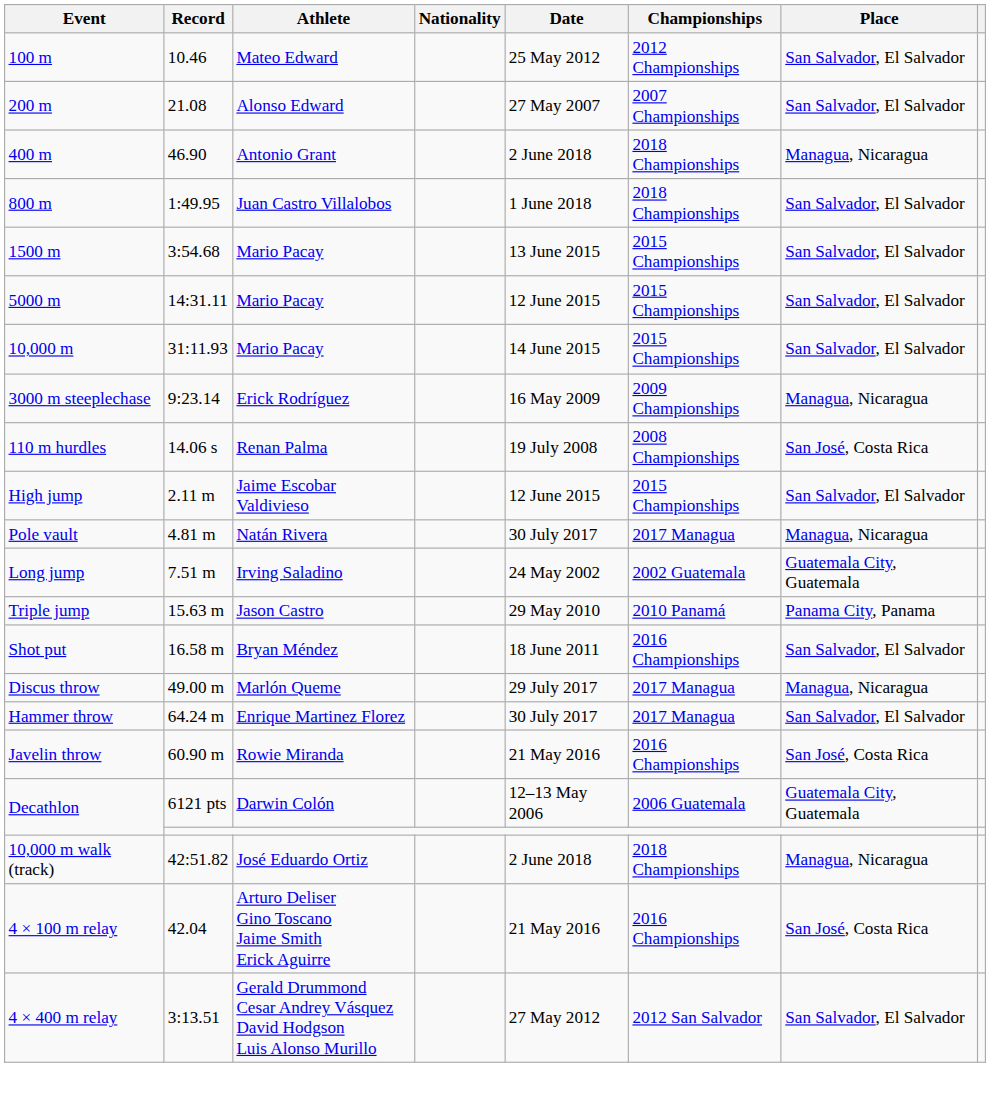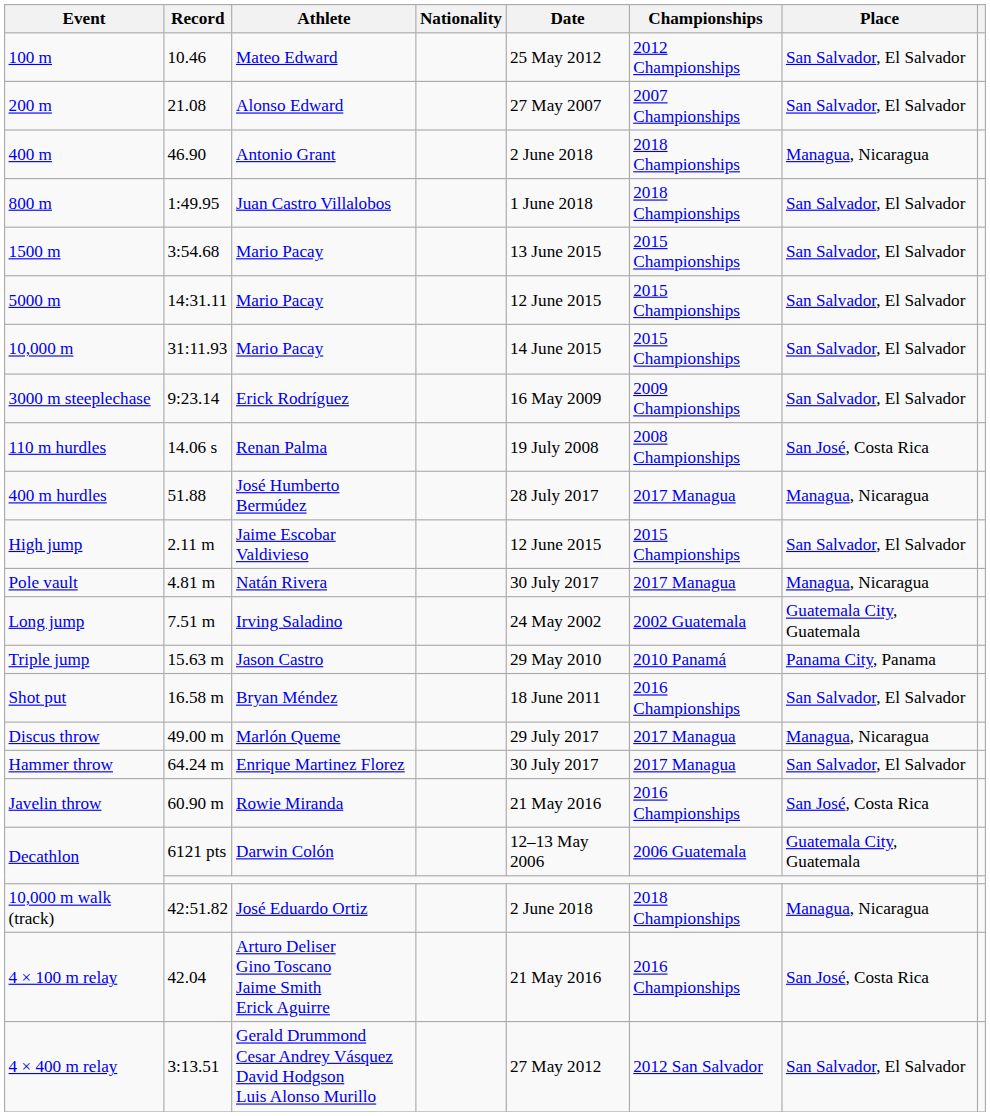(857, 397) Managua, Nicaragua -> (876, 397) San Salvador, El Salvador
+ row: (58, 495)
